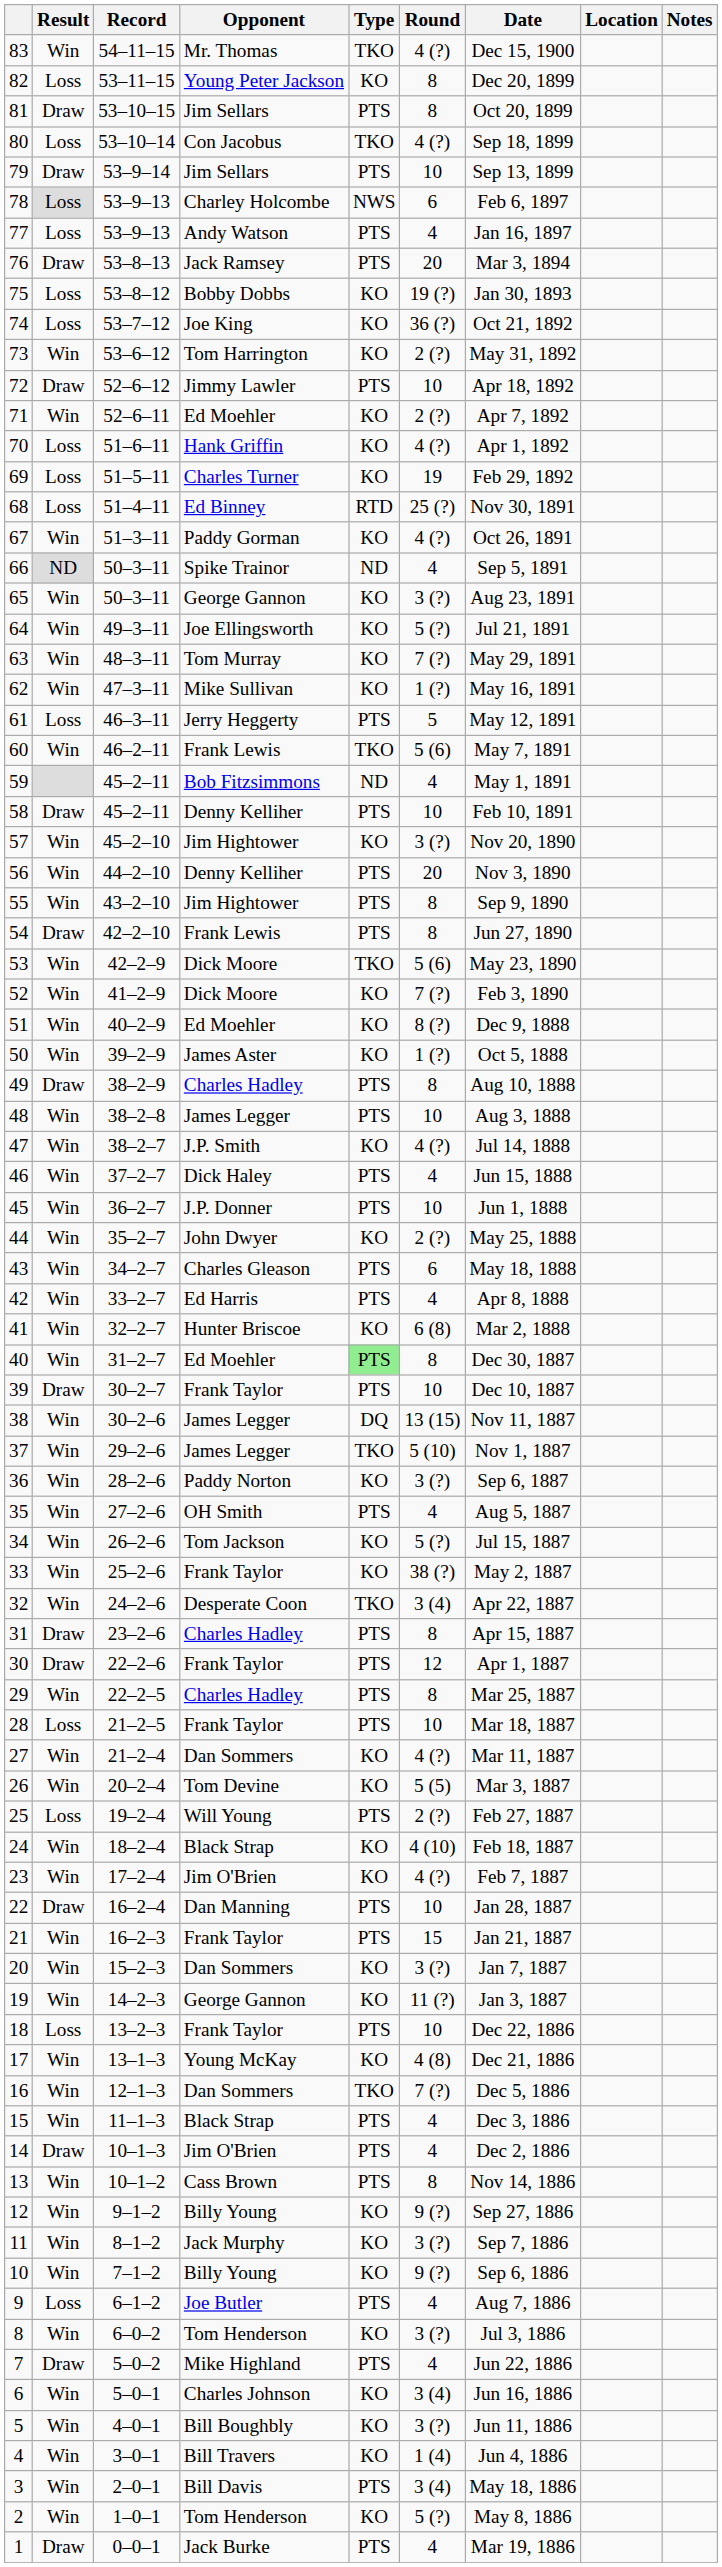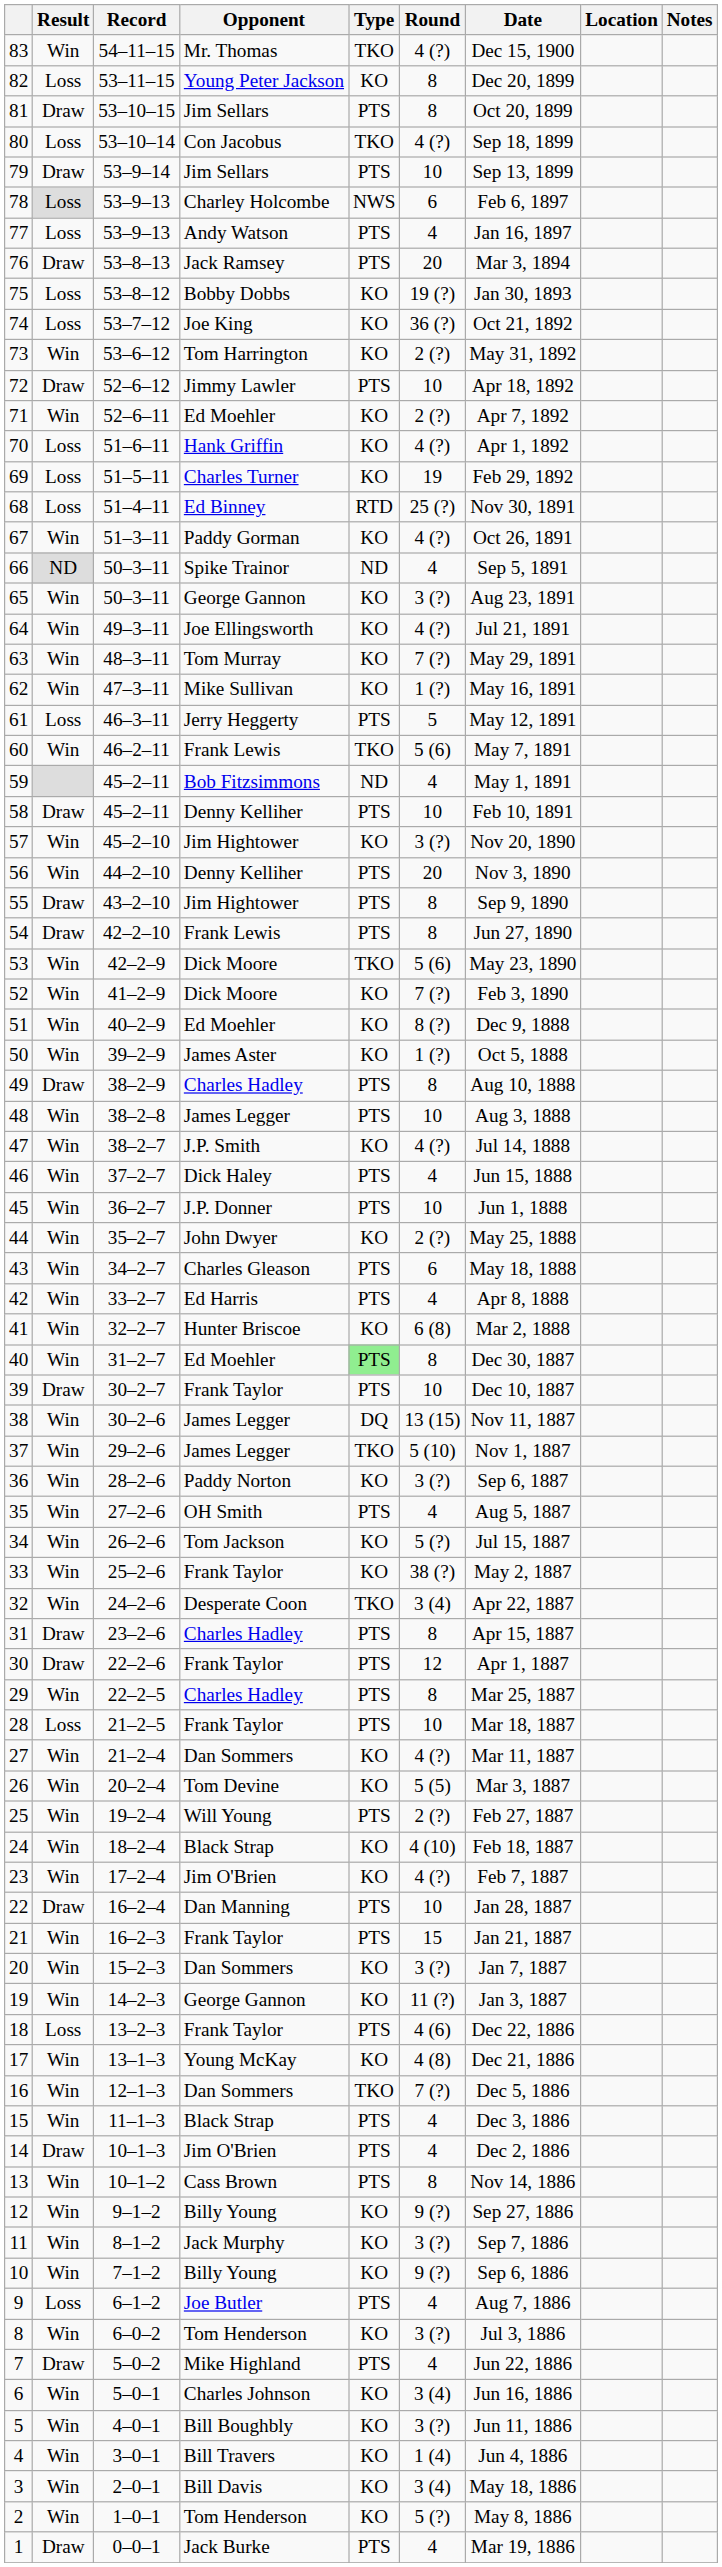(432, 628) 5 (?) -> (432, 628) 4 (?)
(63, 902) Win -> (63, 902) Draw
(63, 1816) Loss -> (63, 1816) Win
(432, 2029) 10 -> (432, 2029) 4 (6)
(374, 2486) PTS -> (374, 2486) KO
